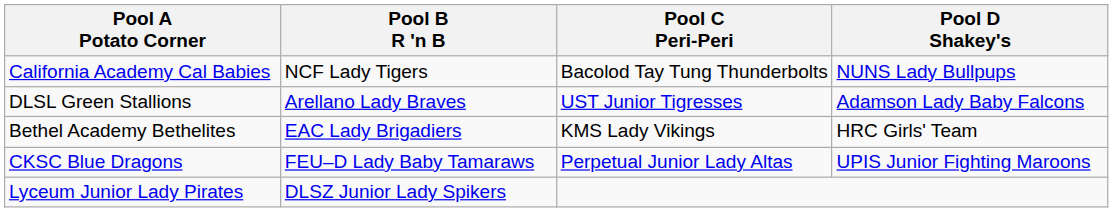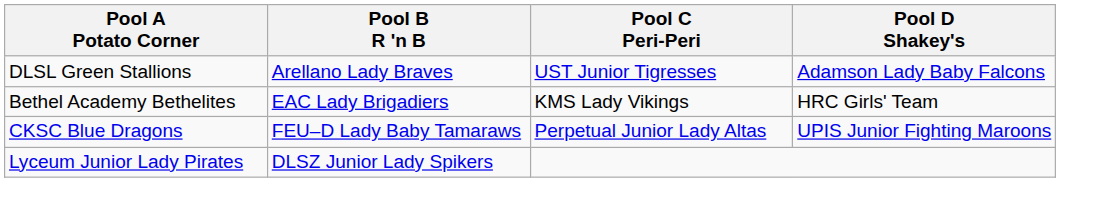- row: (140, 71)
